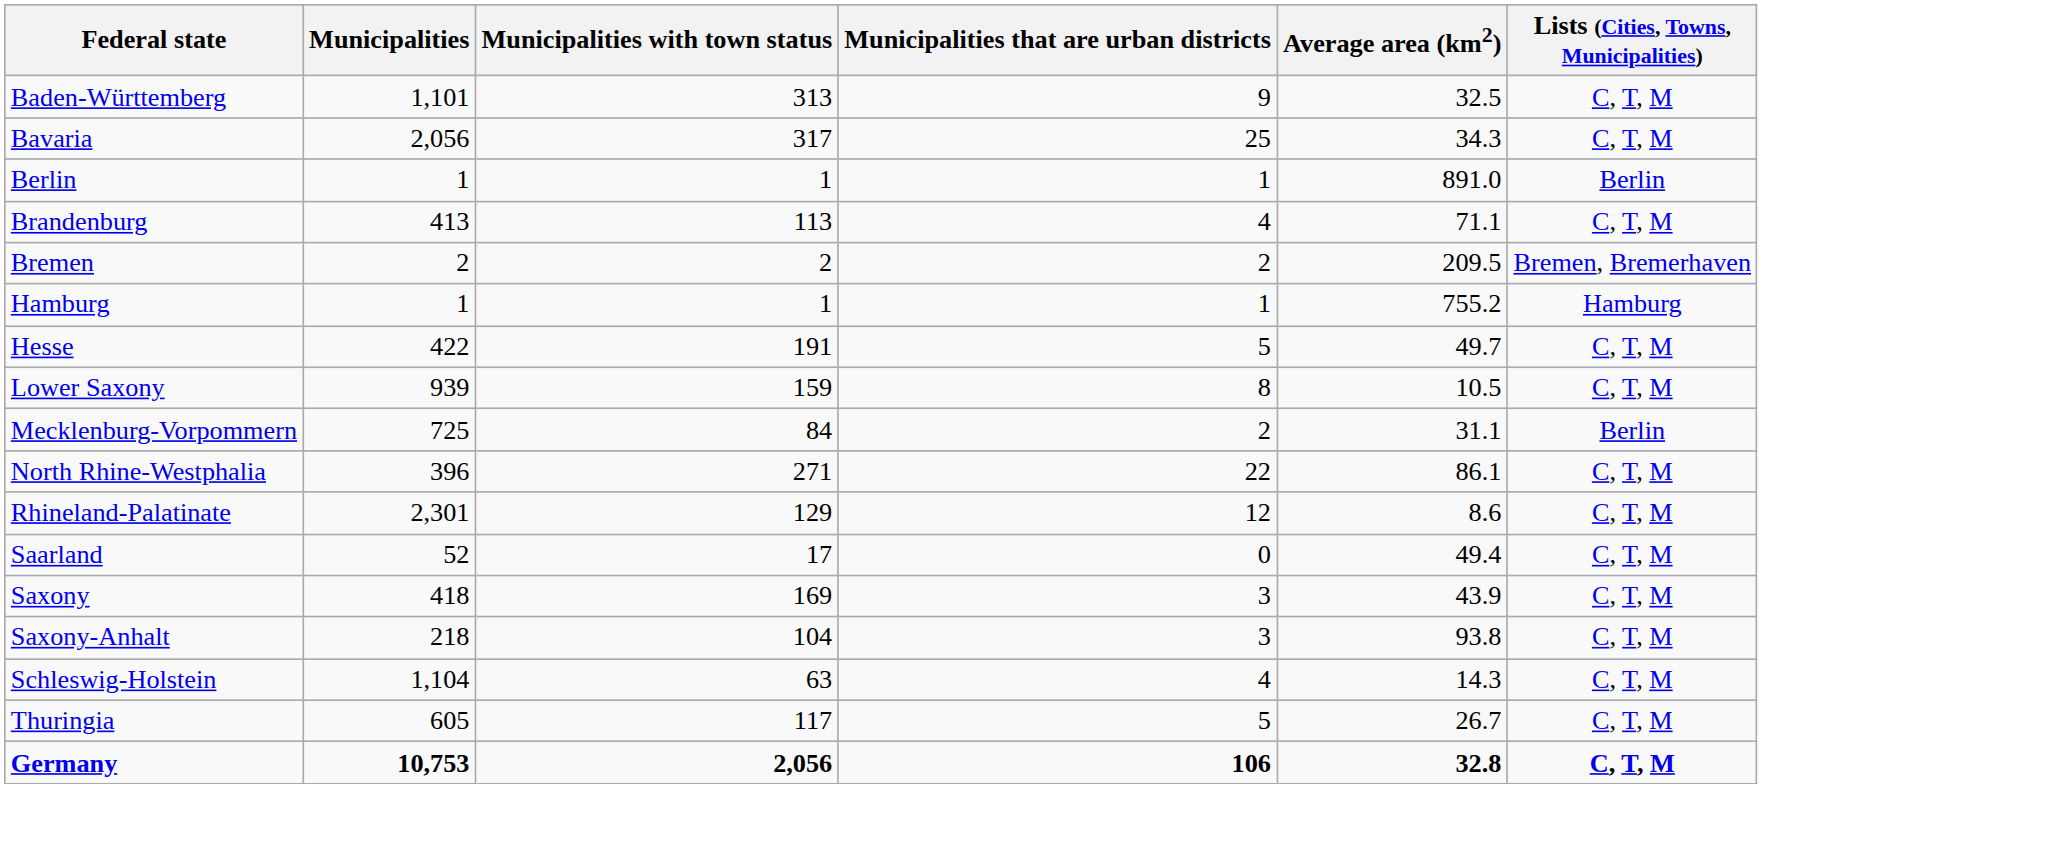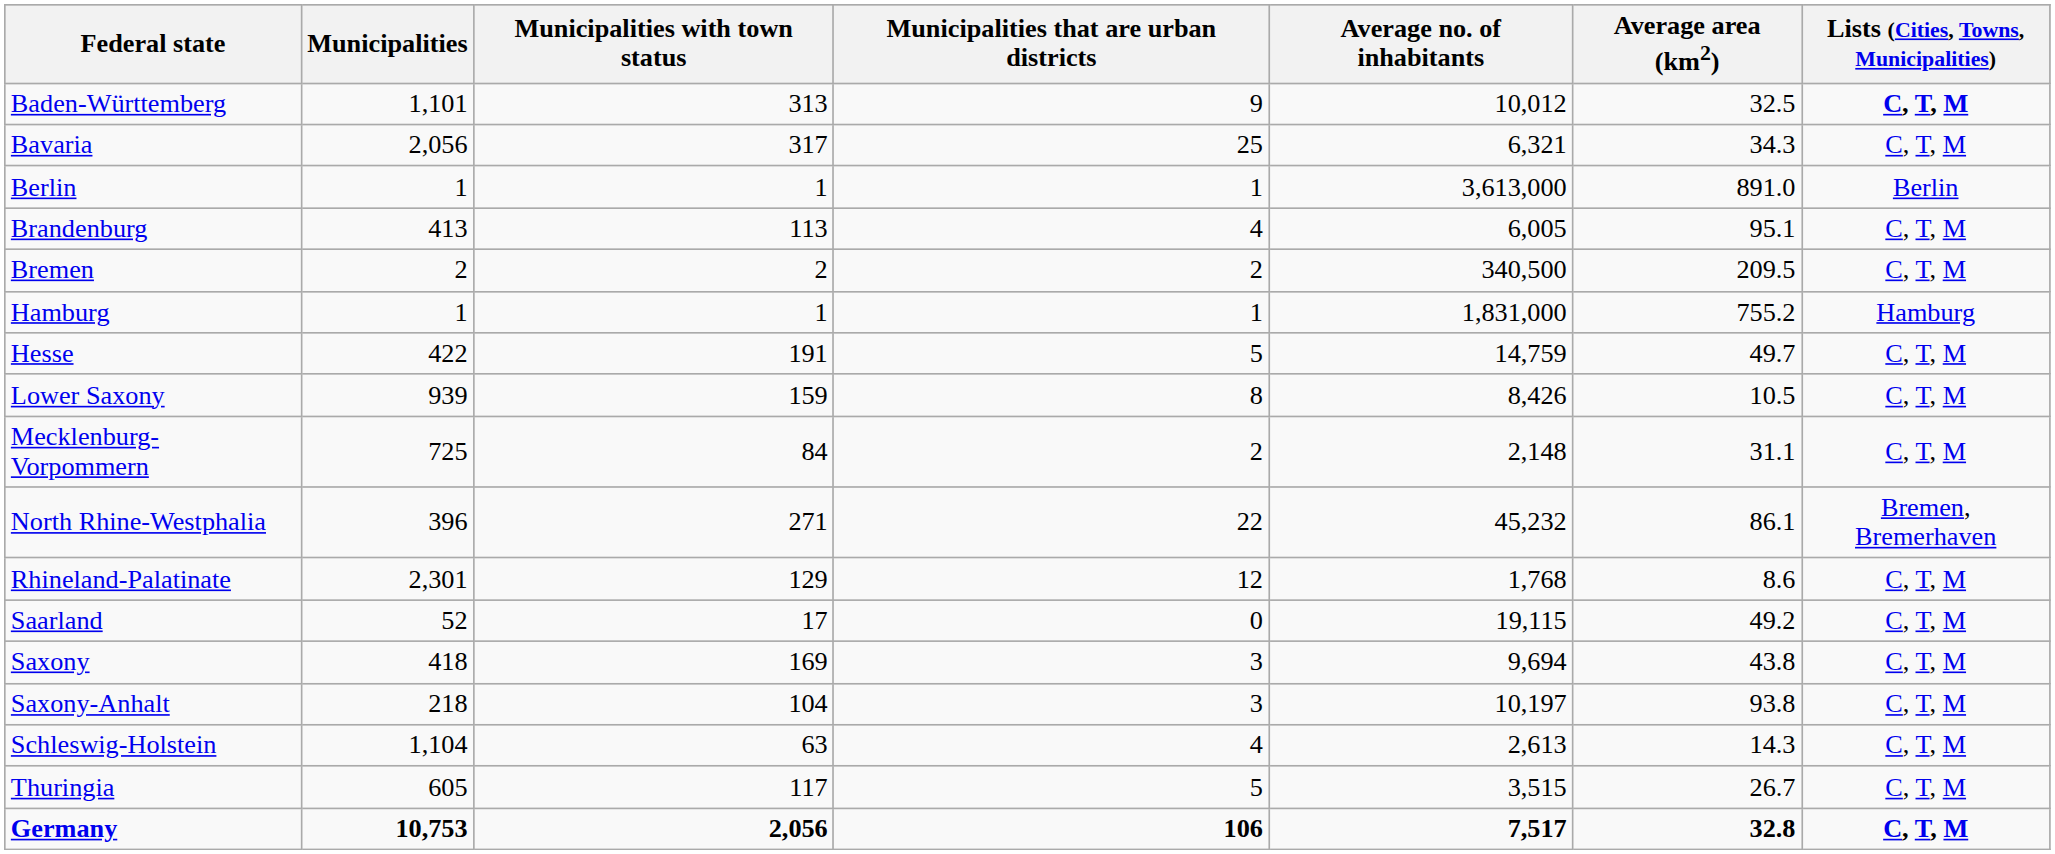+ column: (1421, 43)
(1632, 96) normal -> (1926, 103) bold
(1478, 221) 71.1 -> (1772, 228) 95.1
(1632, 262) Bremen, Bremerhaven -> (1926, 270) C, T, M
(1632, 429) Berlin -> (1926, 451) C, T, M
(1632, 470) C, T, M -> (1926, 522) Bremen, Bremerhaven
(1478, 554) 49.4 -> (1772, 620) 49.2
(1478, 595) 43.9 -> (1772, 661) 43.8
